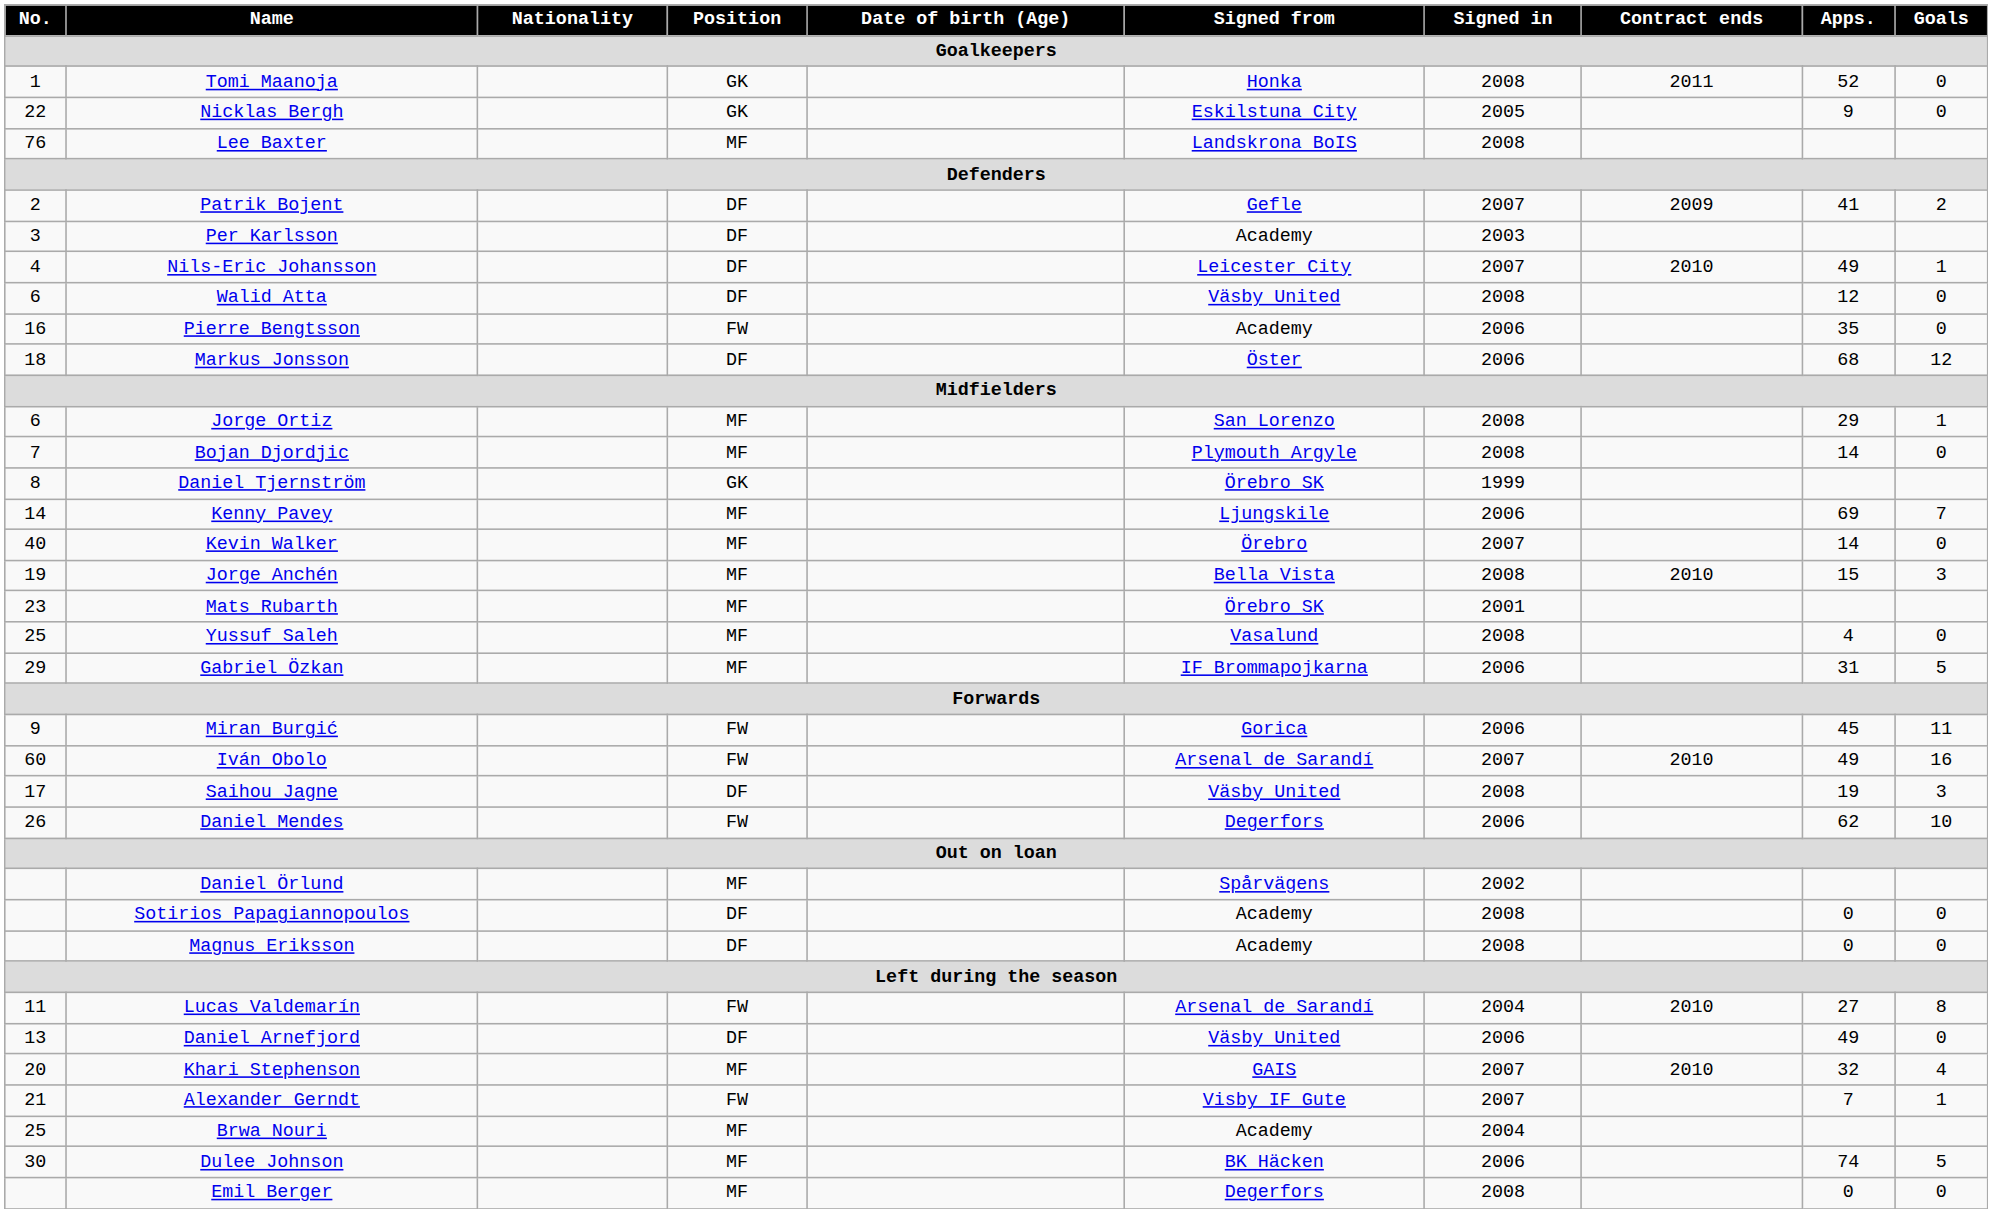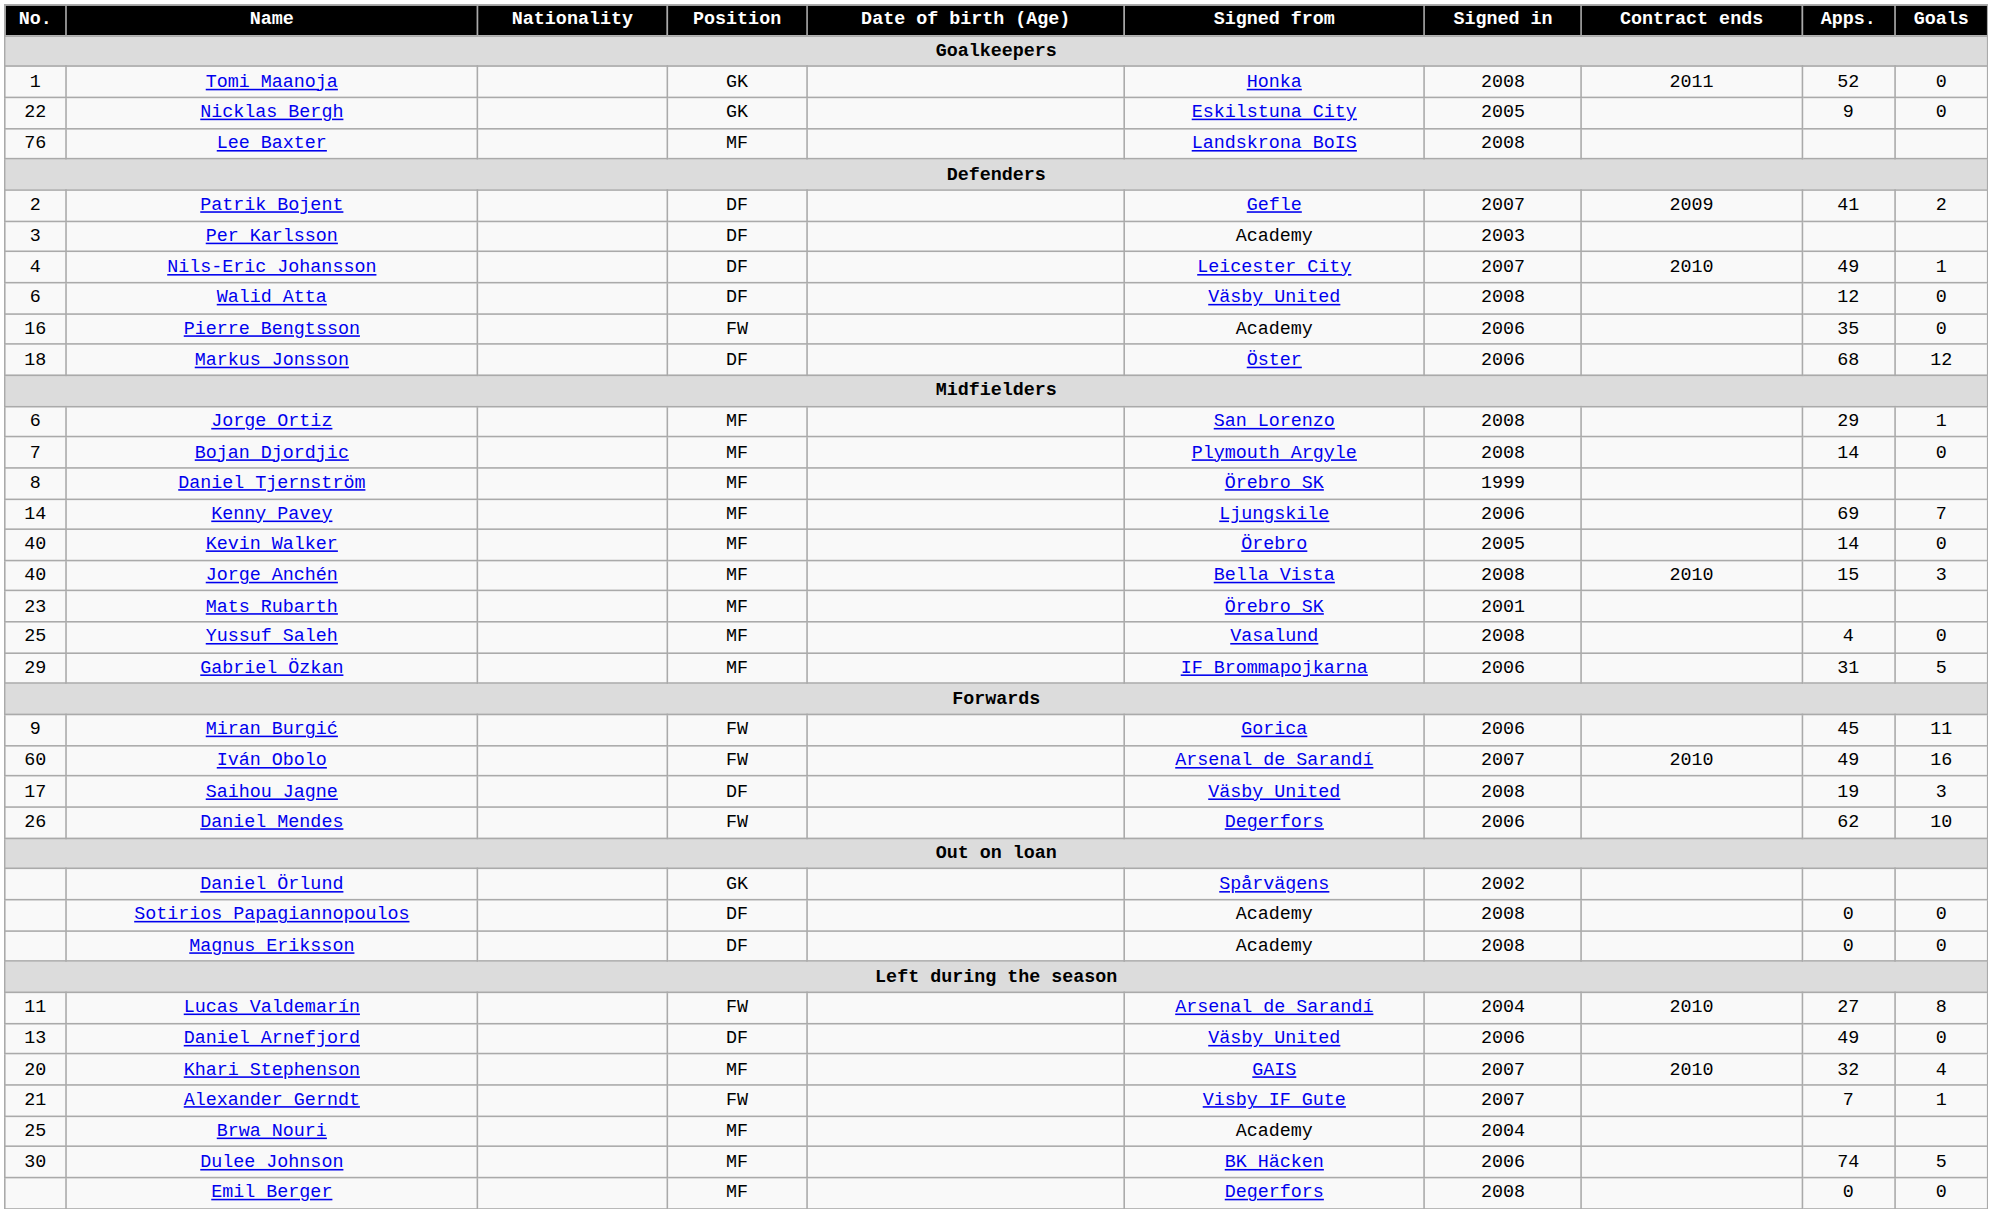(737, 483) GK -> (737, 483) MF
(1503, 545) 2007 -> (1503, 545) 2005
(35, 575) 19 -> (35, 575) 40
(737, 884) MF -> (737, 884) GK
